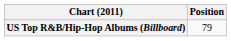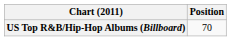(207, 28) 79 -> (207, 28) 70
